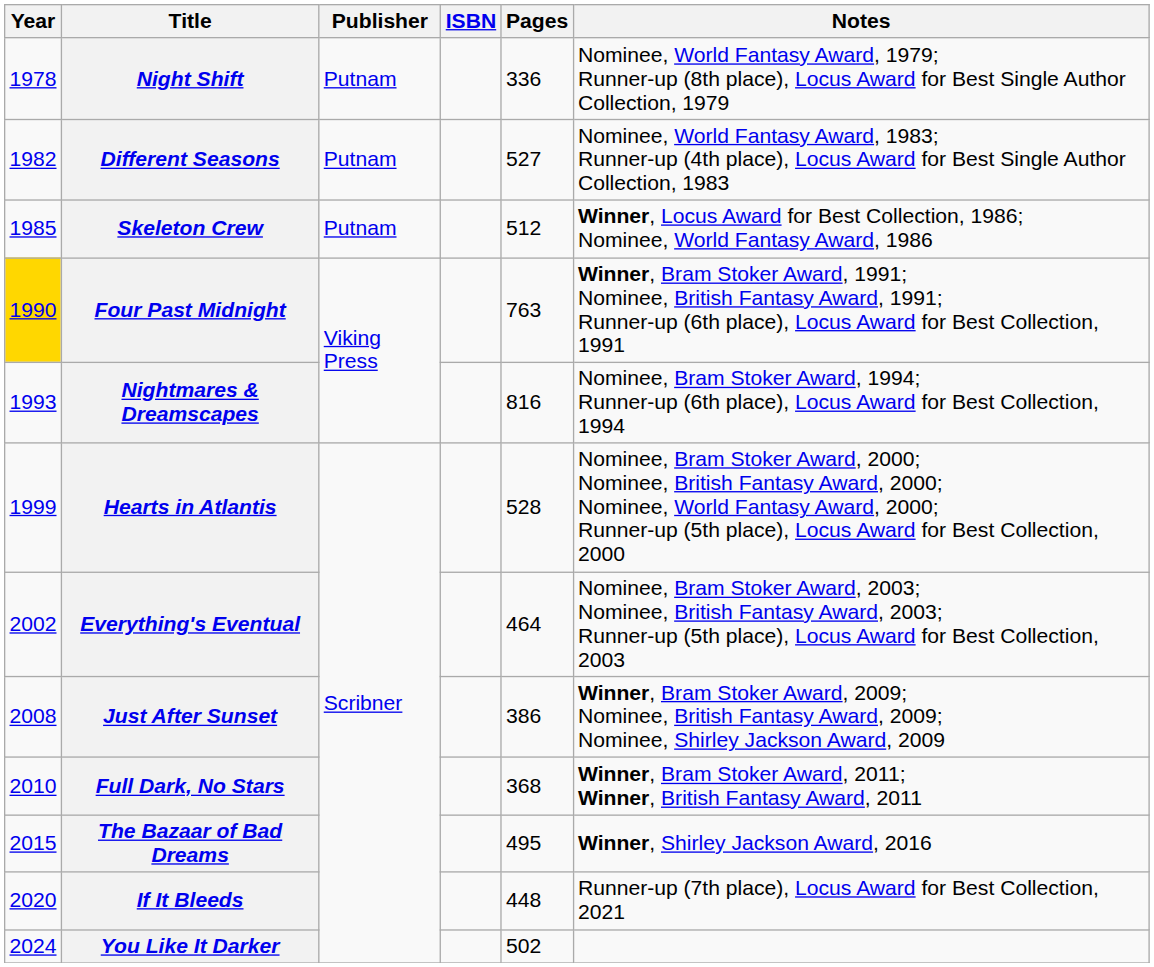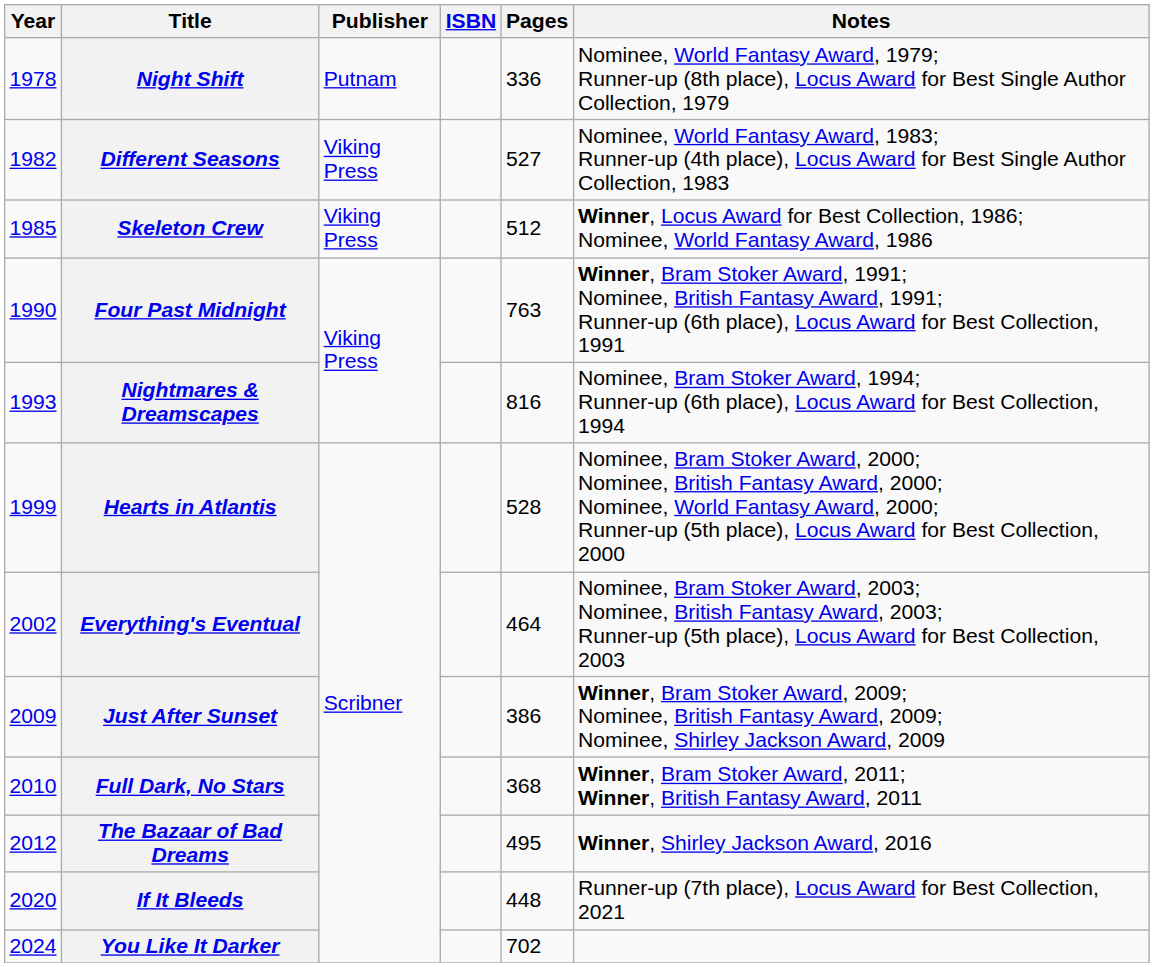(360, 159) Putnam -> (352, 159) Viking Press
(360, 228) Putnam -> (352, 228) Viking Press
(33, 309) gold background -> (33, 309) no background
(33, 716) 2008 -> (33, 716) 2009
(33, 843) 2015 -> (33, 843) 2012
(524, 945) 502 -> (524, 945) 702
